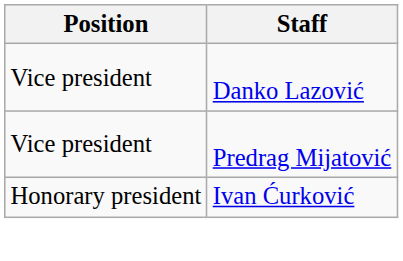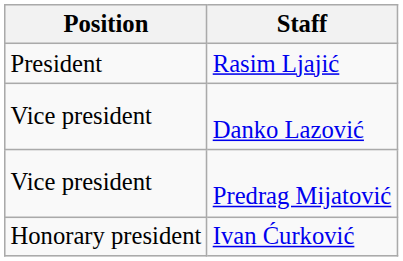+ row: (276, 63)
